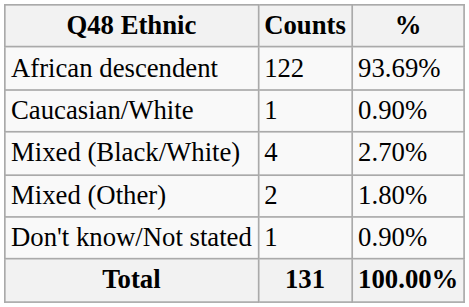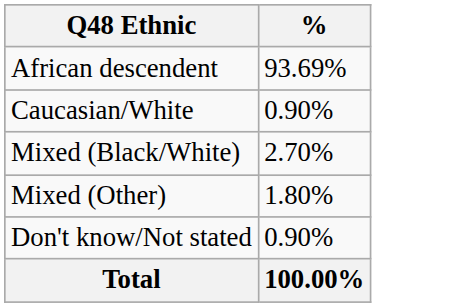- column: (305, 25)
